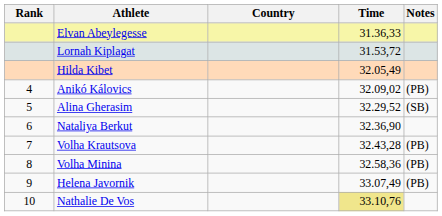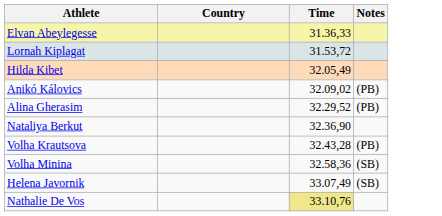- column: (29, 13)
(418, 107) (SB) -> (368, 107) (PB)
(418, 164) (PB) -> (368, 164) (SB)
(418, 182) (PB) -> (368, 182) (SB)
